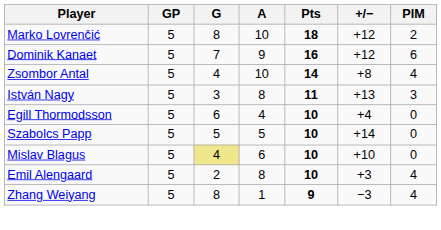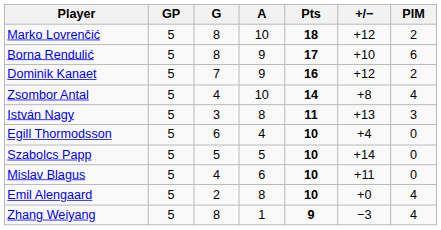+ row: (51, 54)
(414, 54) 6 -> (414, 74) 2
(216, 154) khaki background -> (216, 174) no background
(364, 154) +10 -> (364, 174) +11
(364, 174) +3 -> (364, 194) +0
